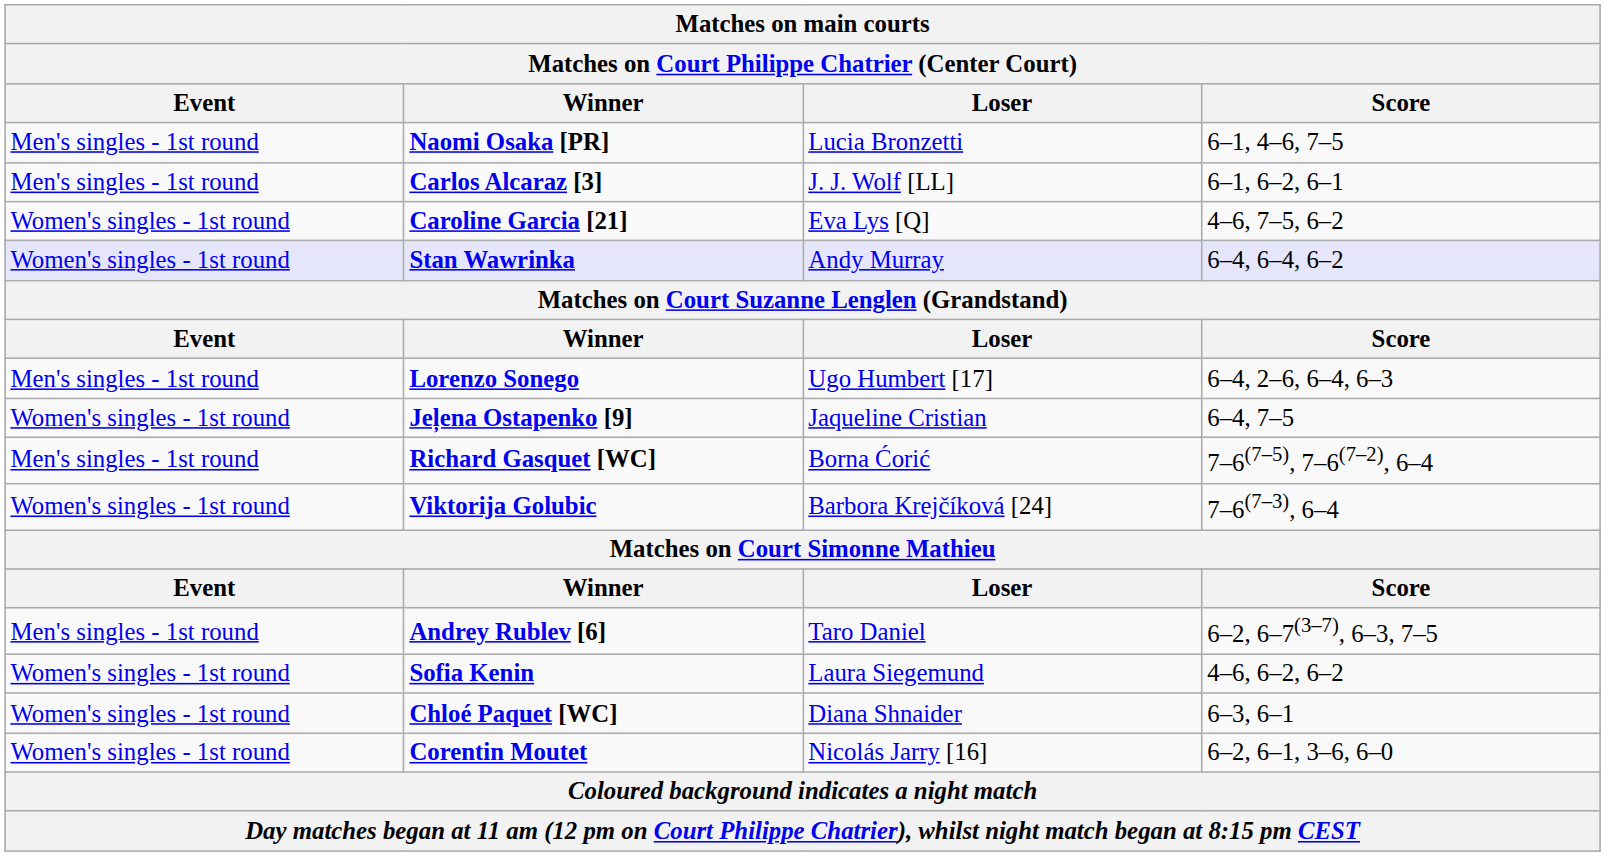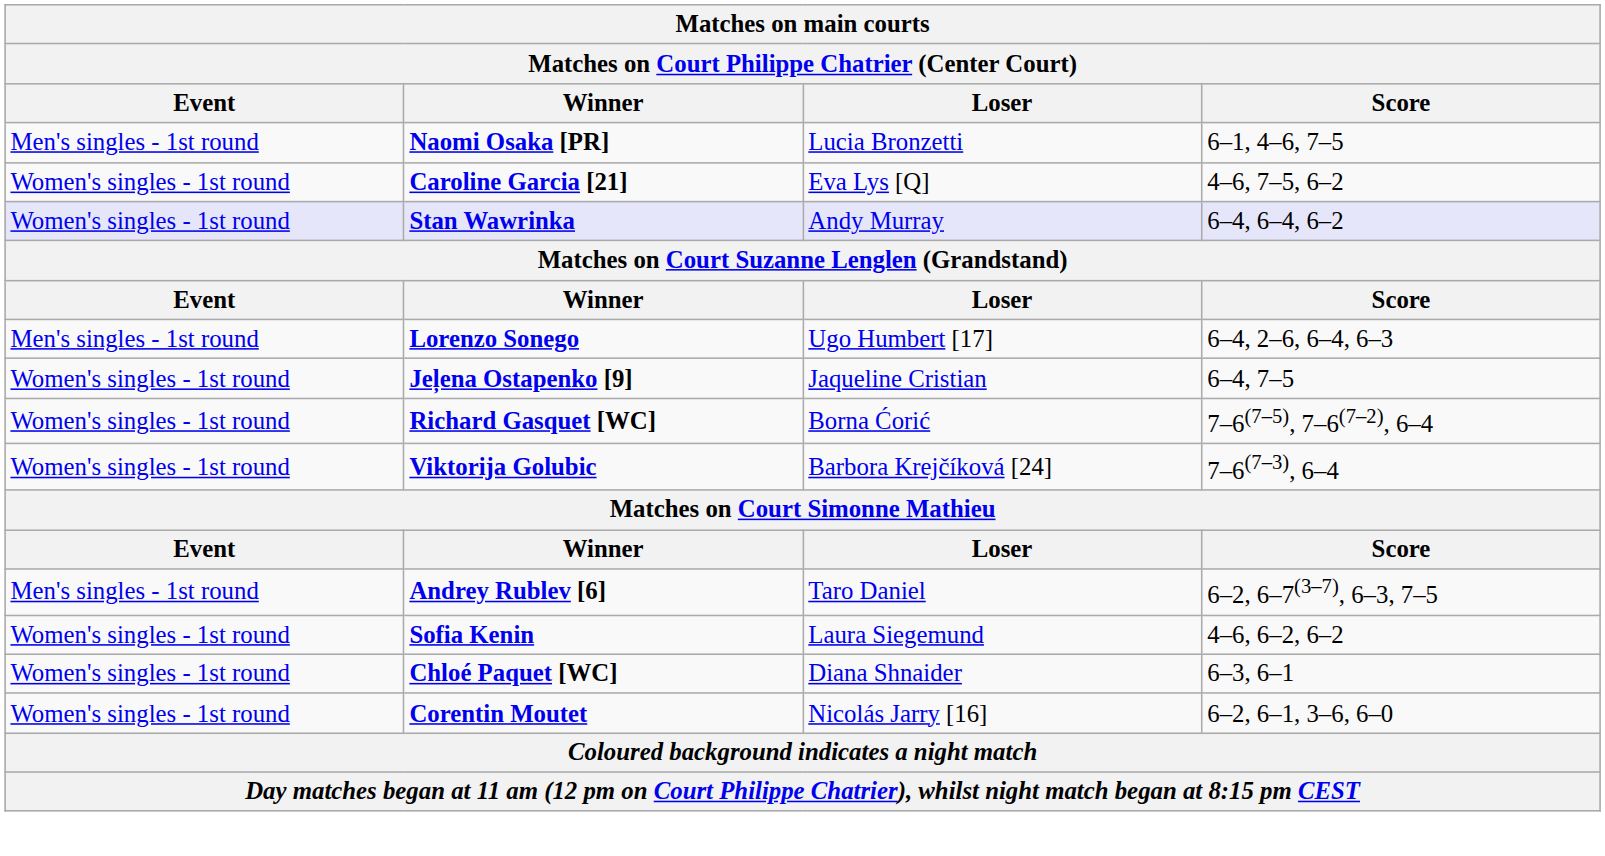- row: (506, 181)
(135, 460) Men's singles - 1st round -> (150, 420) Women's singles - 1st round
